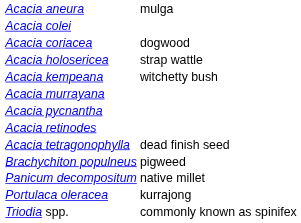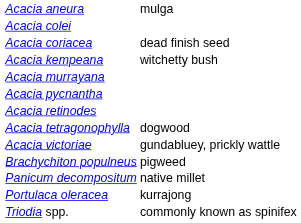(165, 43) dogwood -> (185, 43) dead finish seed
- row: (57, 60)
(185, 144) dead finish seed -> (165, 127) dogwood
+ row: (48, 144)
